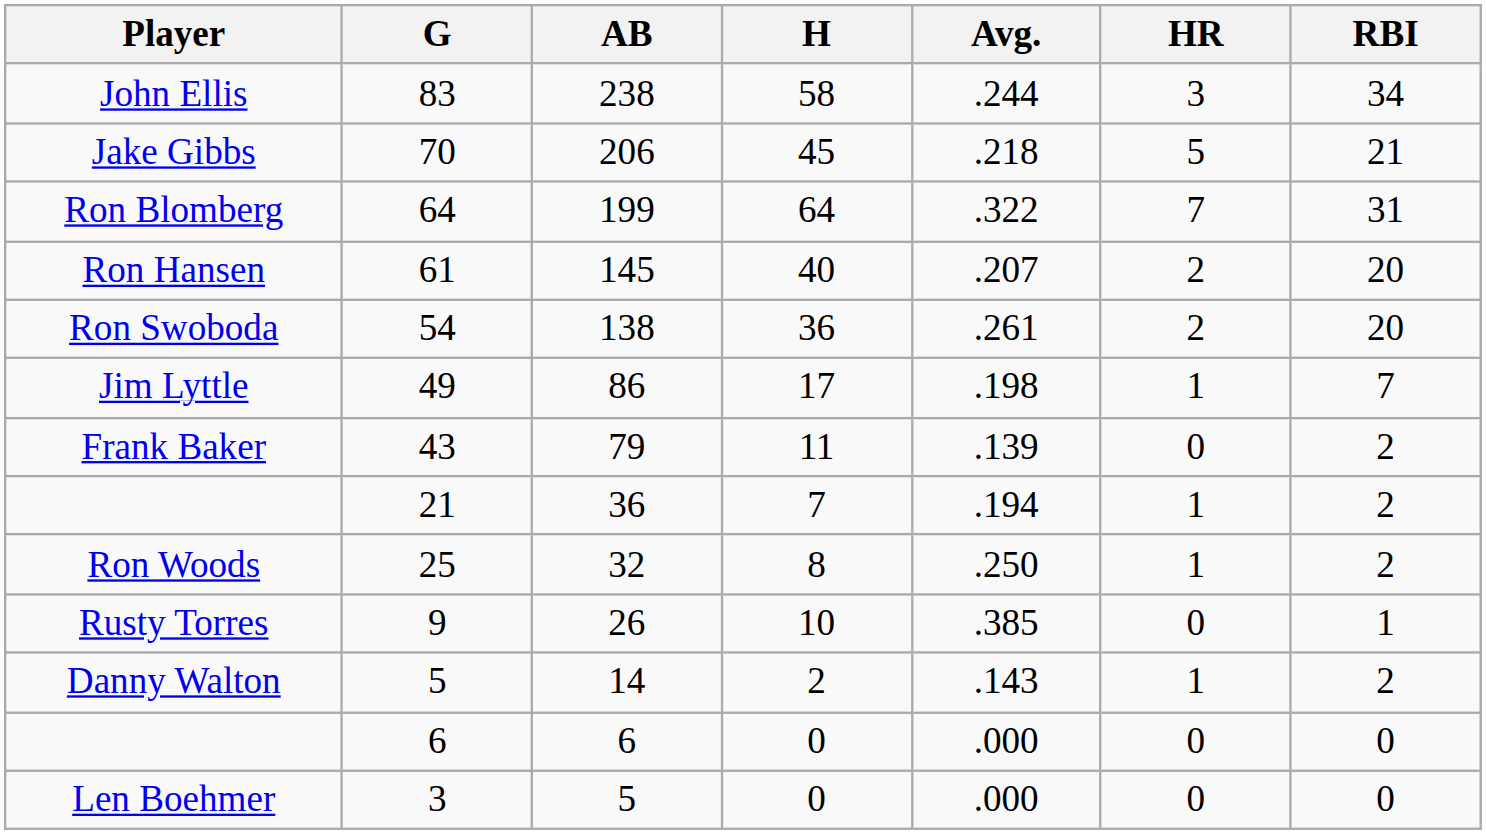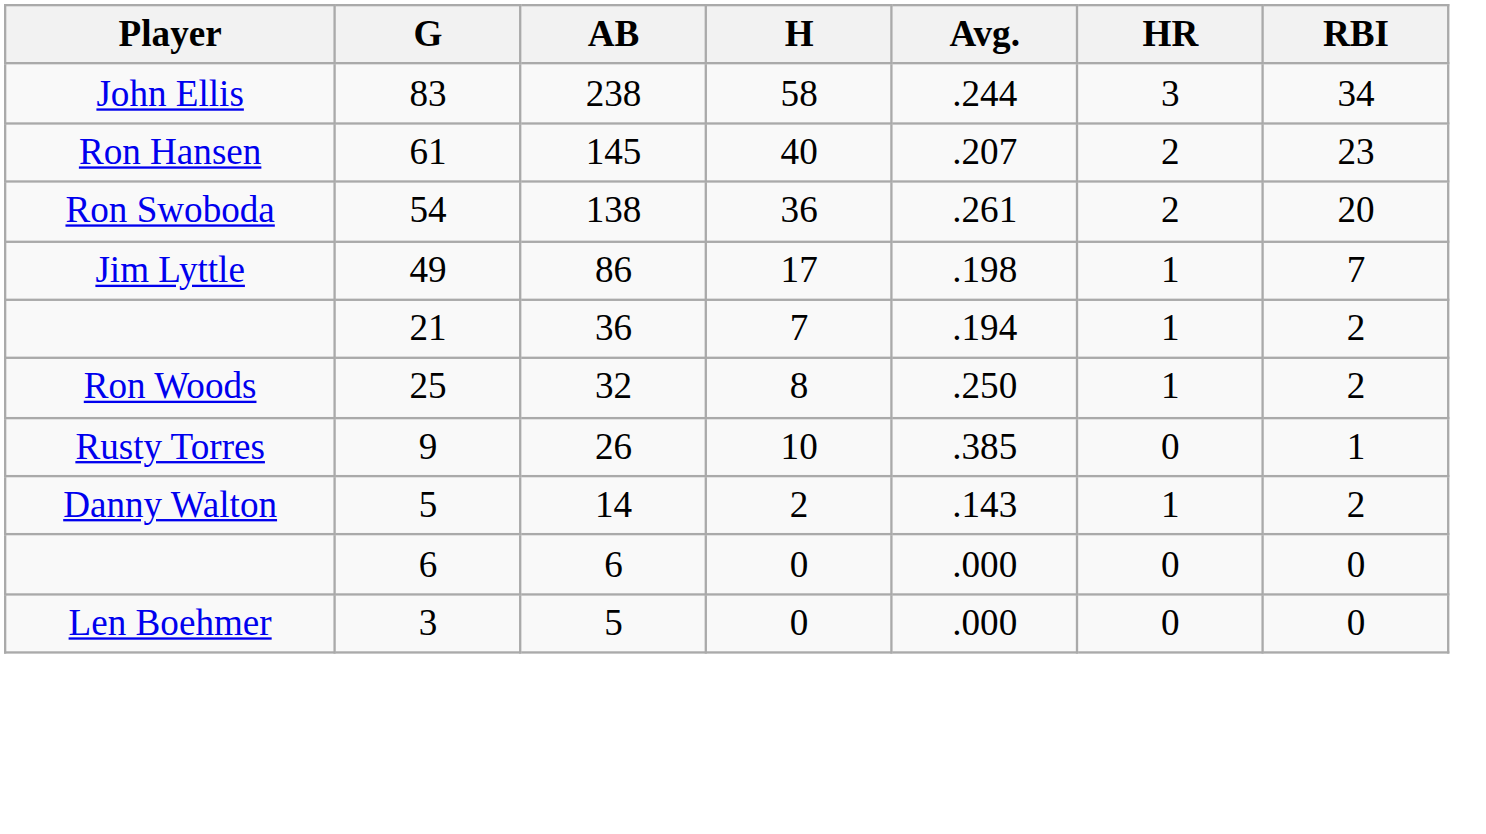- row: (174, 151)
- row: (174, 210)
(1386, 269) 20 -> (1356, 151) 23
- row: (174, 446)
